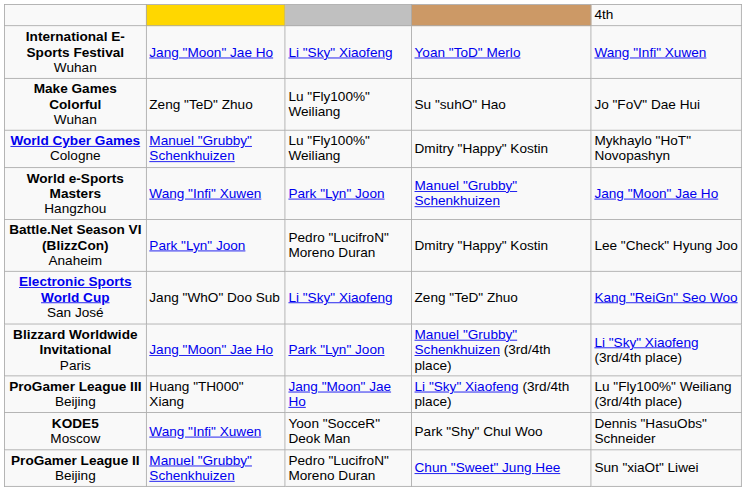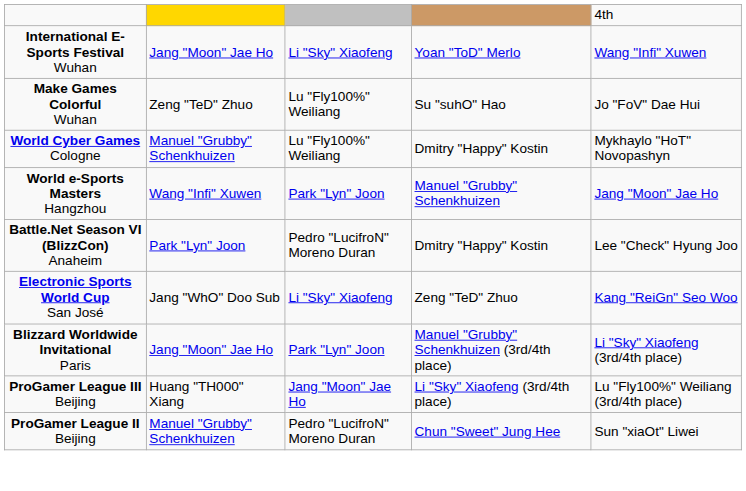- row: (75, 431)
